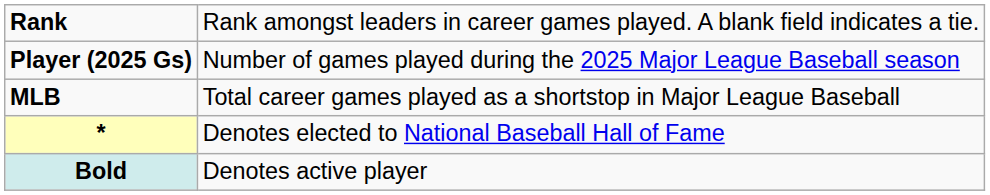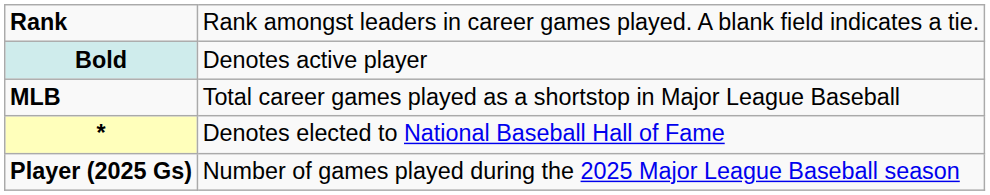rows swapped: (101, 60) <-> (101, 171)
